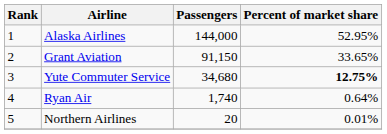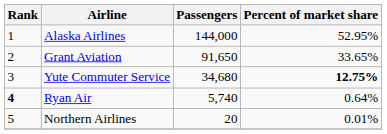(219, 56) 91,150 -> (219, 56) 91,650
(11, 98) normal -> (11, 98) bold
(223, 98) 1,740 -> (223, 98) 5,740
